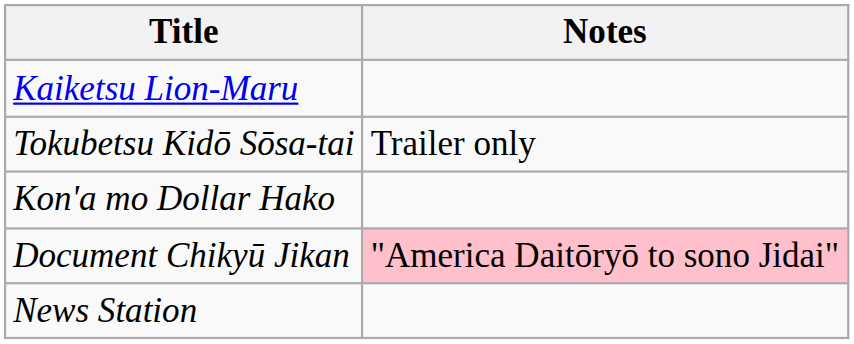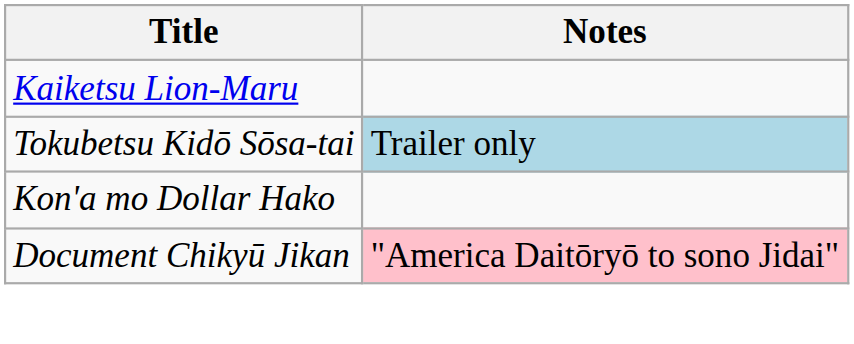(453, 143) no background -> (453, 143) lightblue background
- row: (105, 310)
